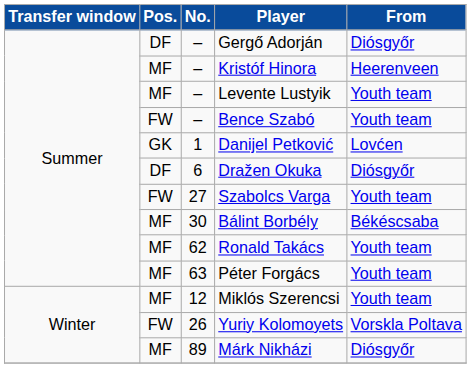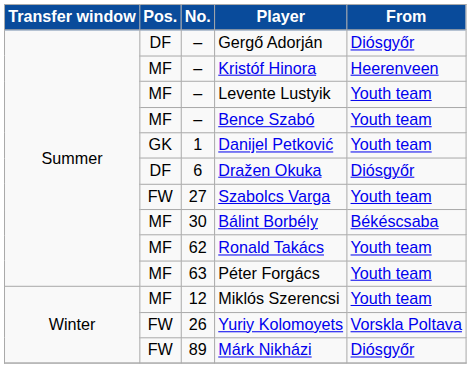(160, 119) FW -> (160, 119) MF
(377, 145) Lovćen -> (391, 145) Youth team
(160, 350) MF -> (160, 350) FW
